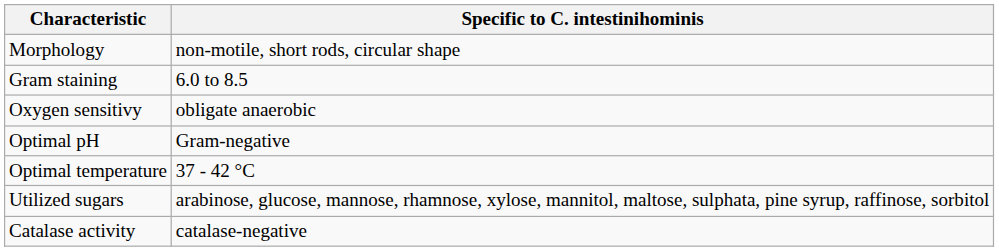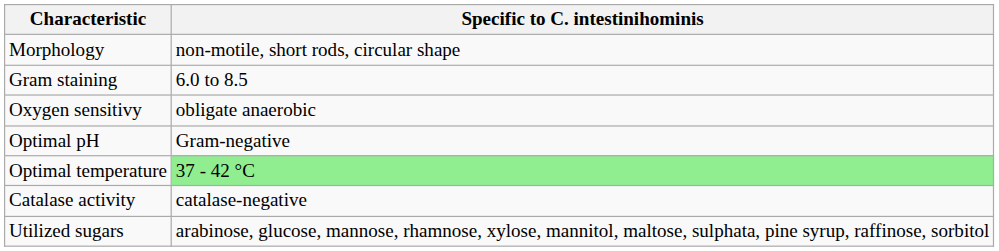(215, 170) no background -> (215, 170) lightgreen background
rows swapped: (72, 230) <-> (66, 200)
